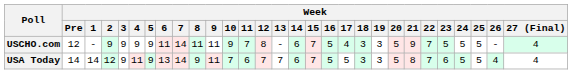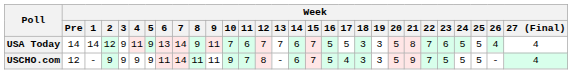rows swapped: (33, 45) <-> (33, 61)
